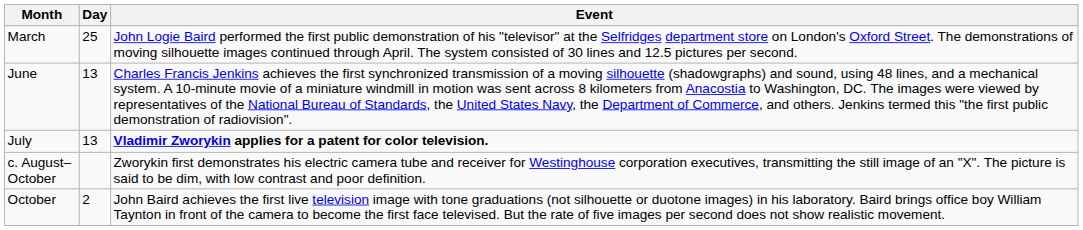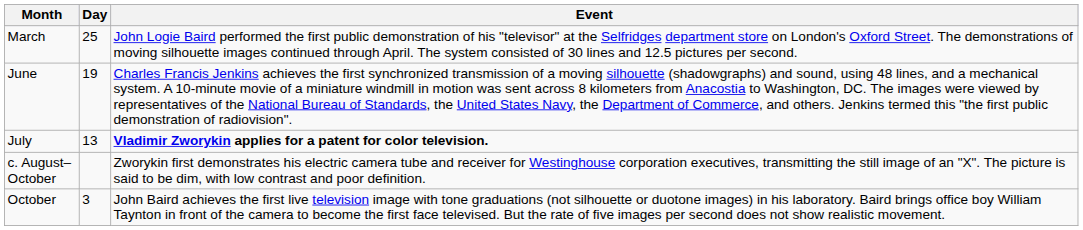(90, 73) 13 -> (90, 73) 19
(86, 199) 2 -> (86, 199) 3
